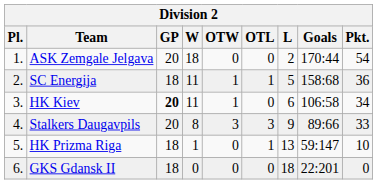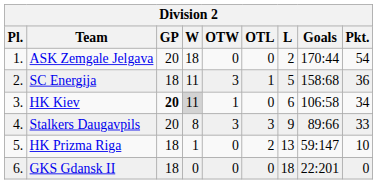(236, 80) 1 -> (236, 80) 3
(192, 102) no background -> (192, 102) lightgrey background
(271, 146) 1 -> (271, 146) 2
